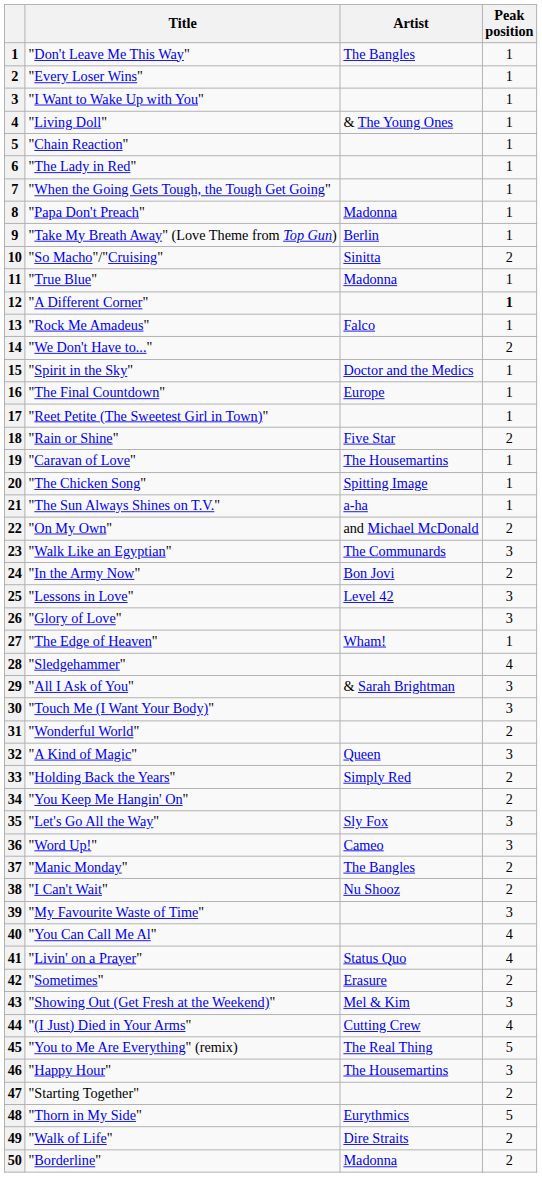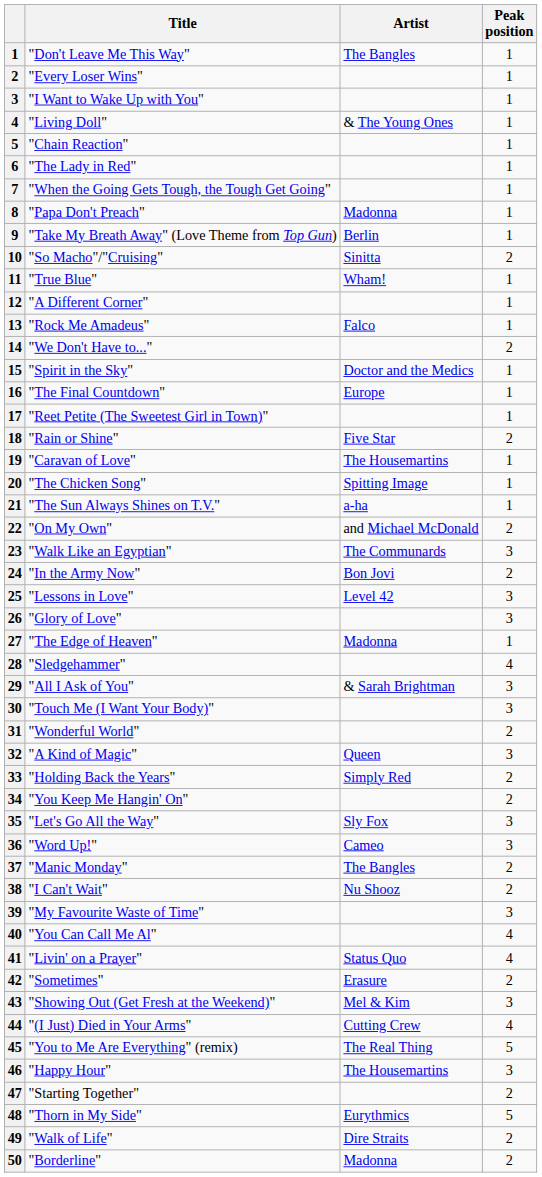(370, 280) Madonna -> (365, 280) Wham!
(509, 302) bold -> (509, 302) normal
(365, 641) Wham! -> (370, 641) Madonna
